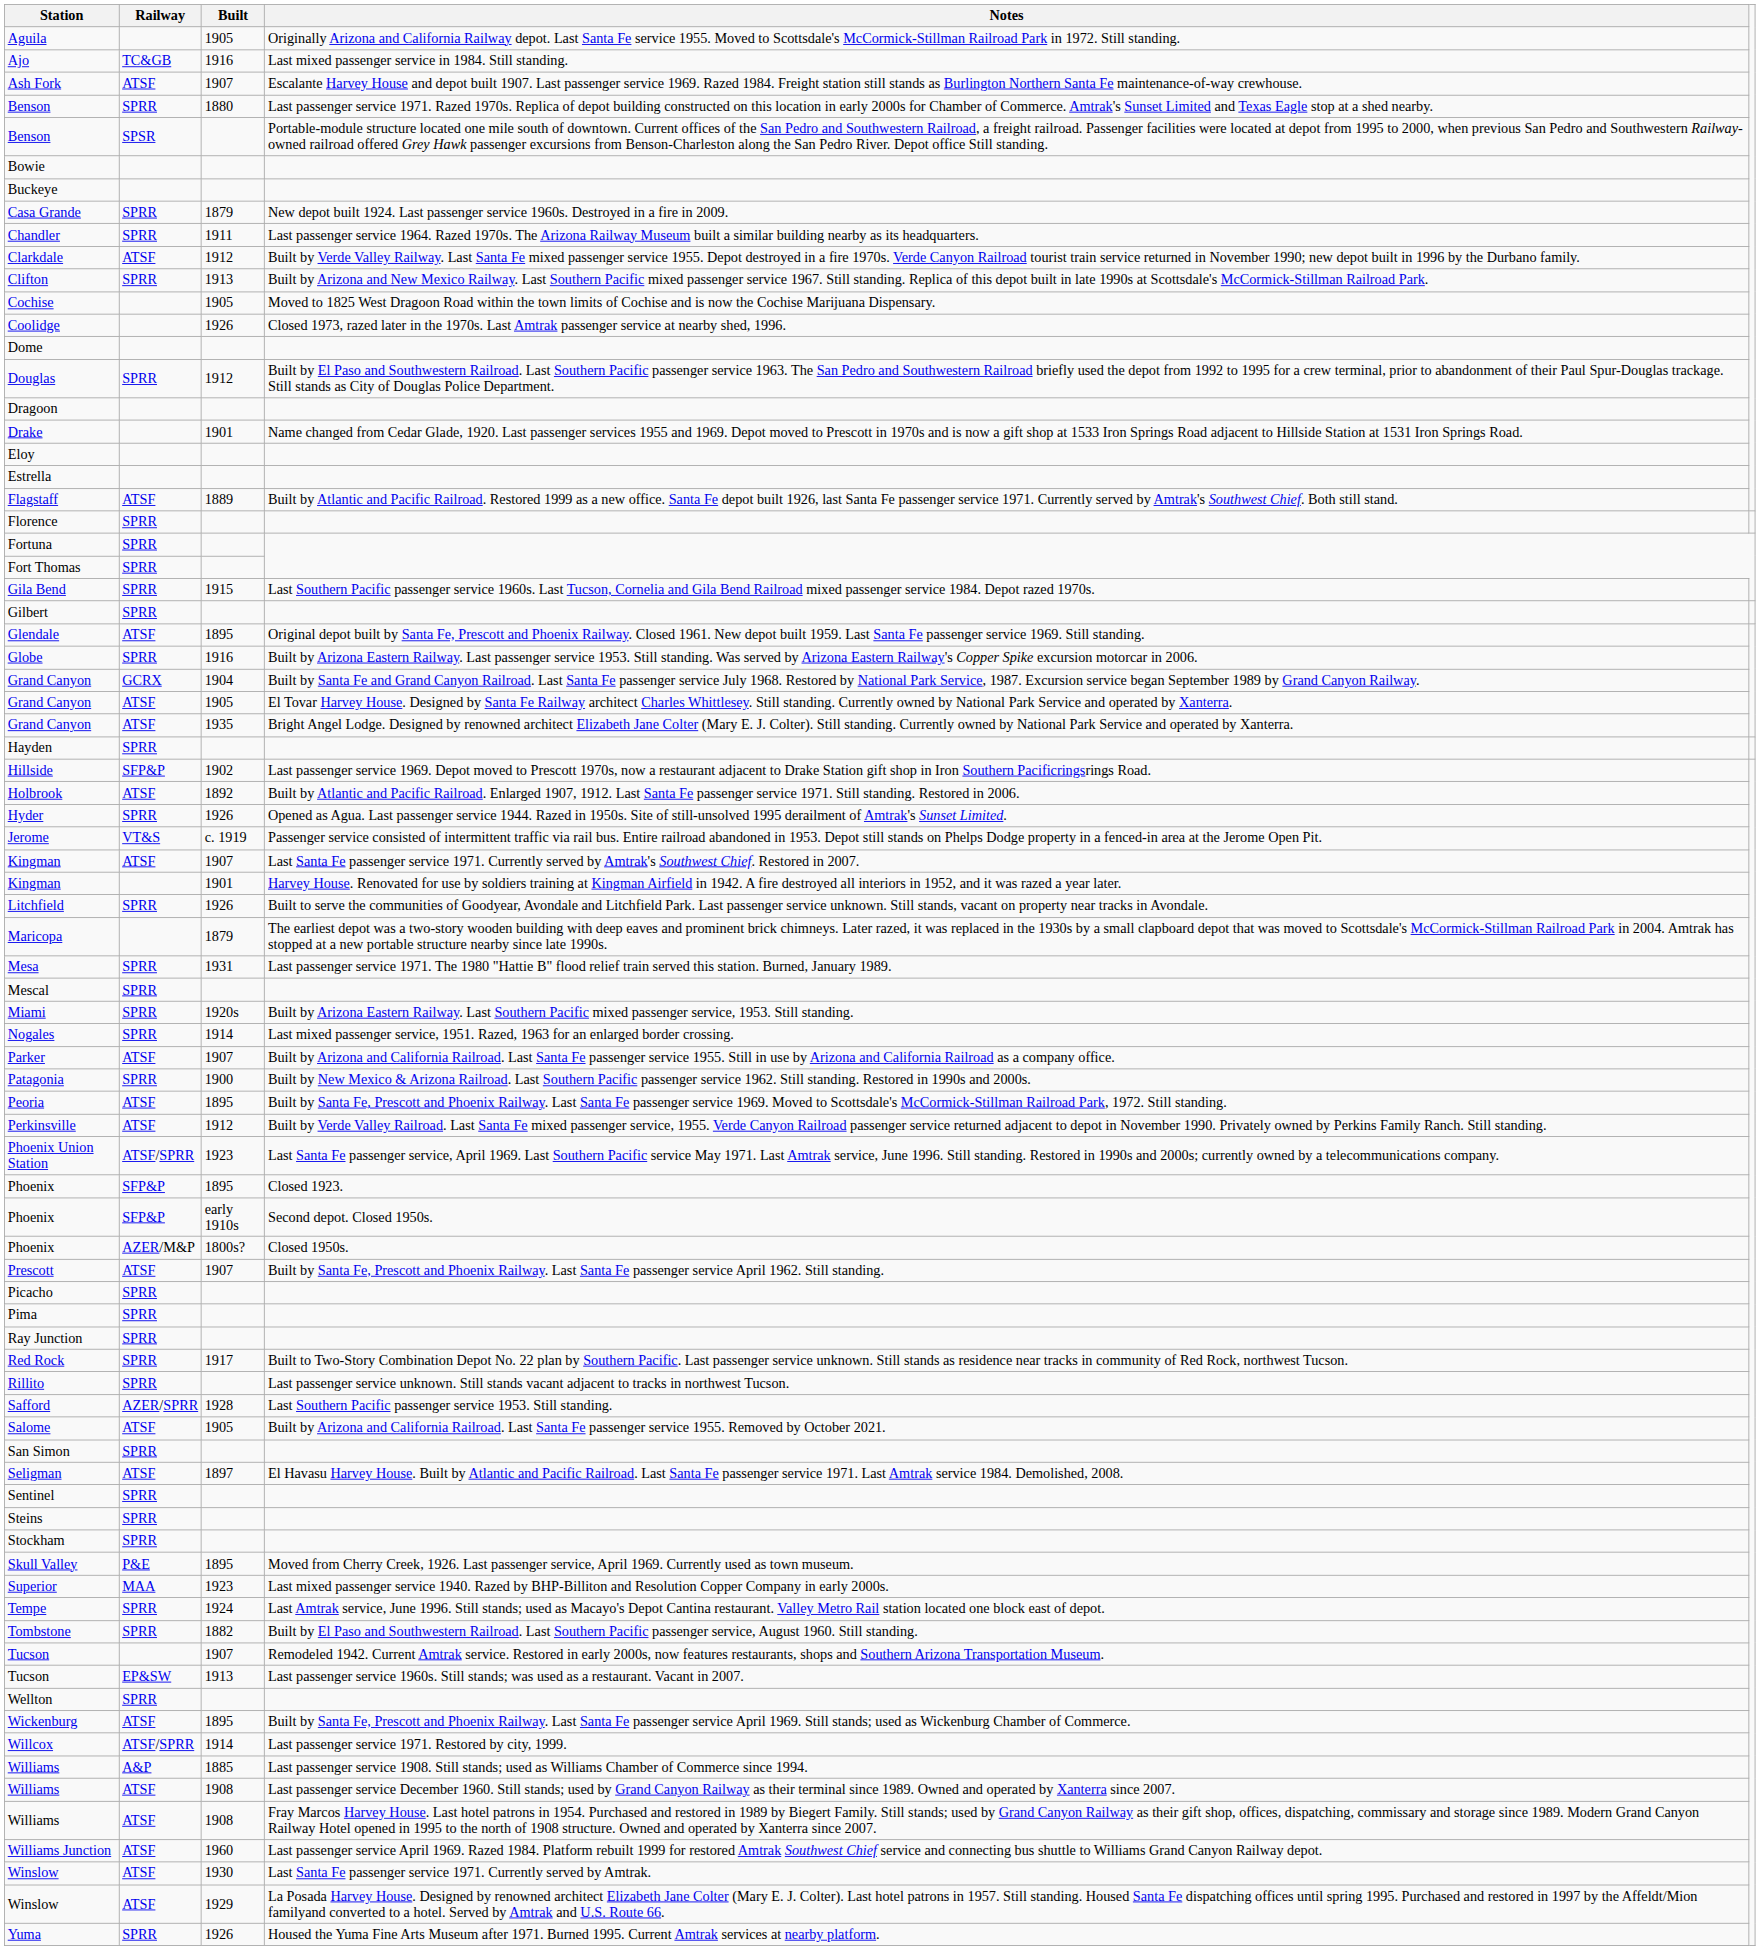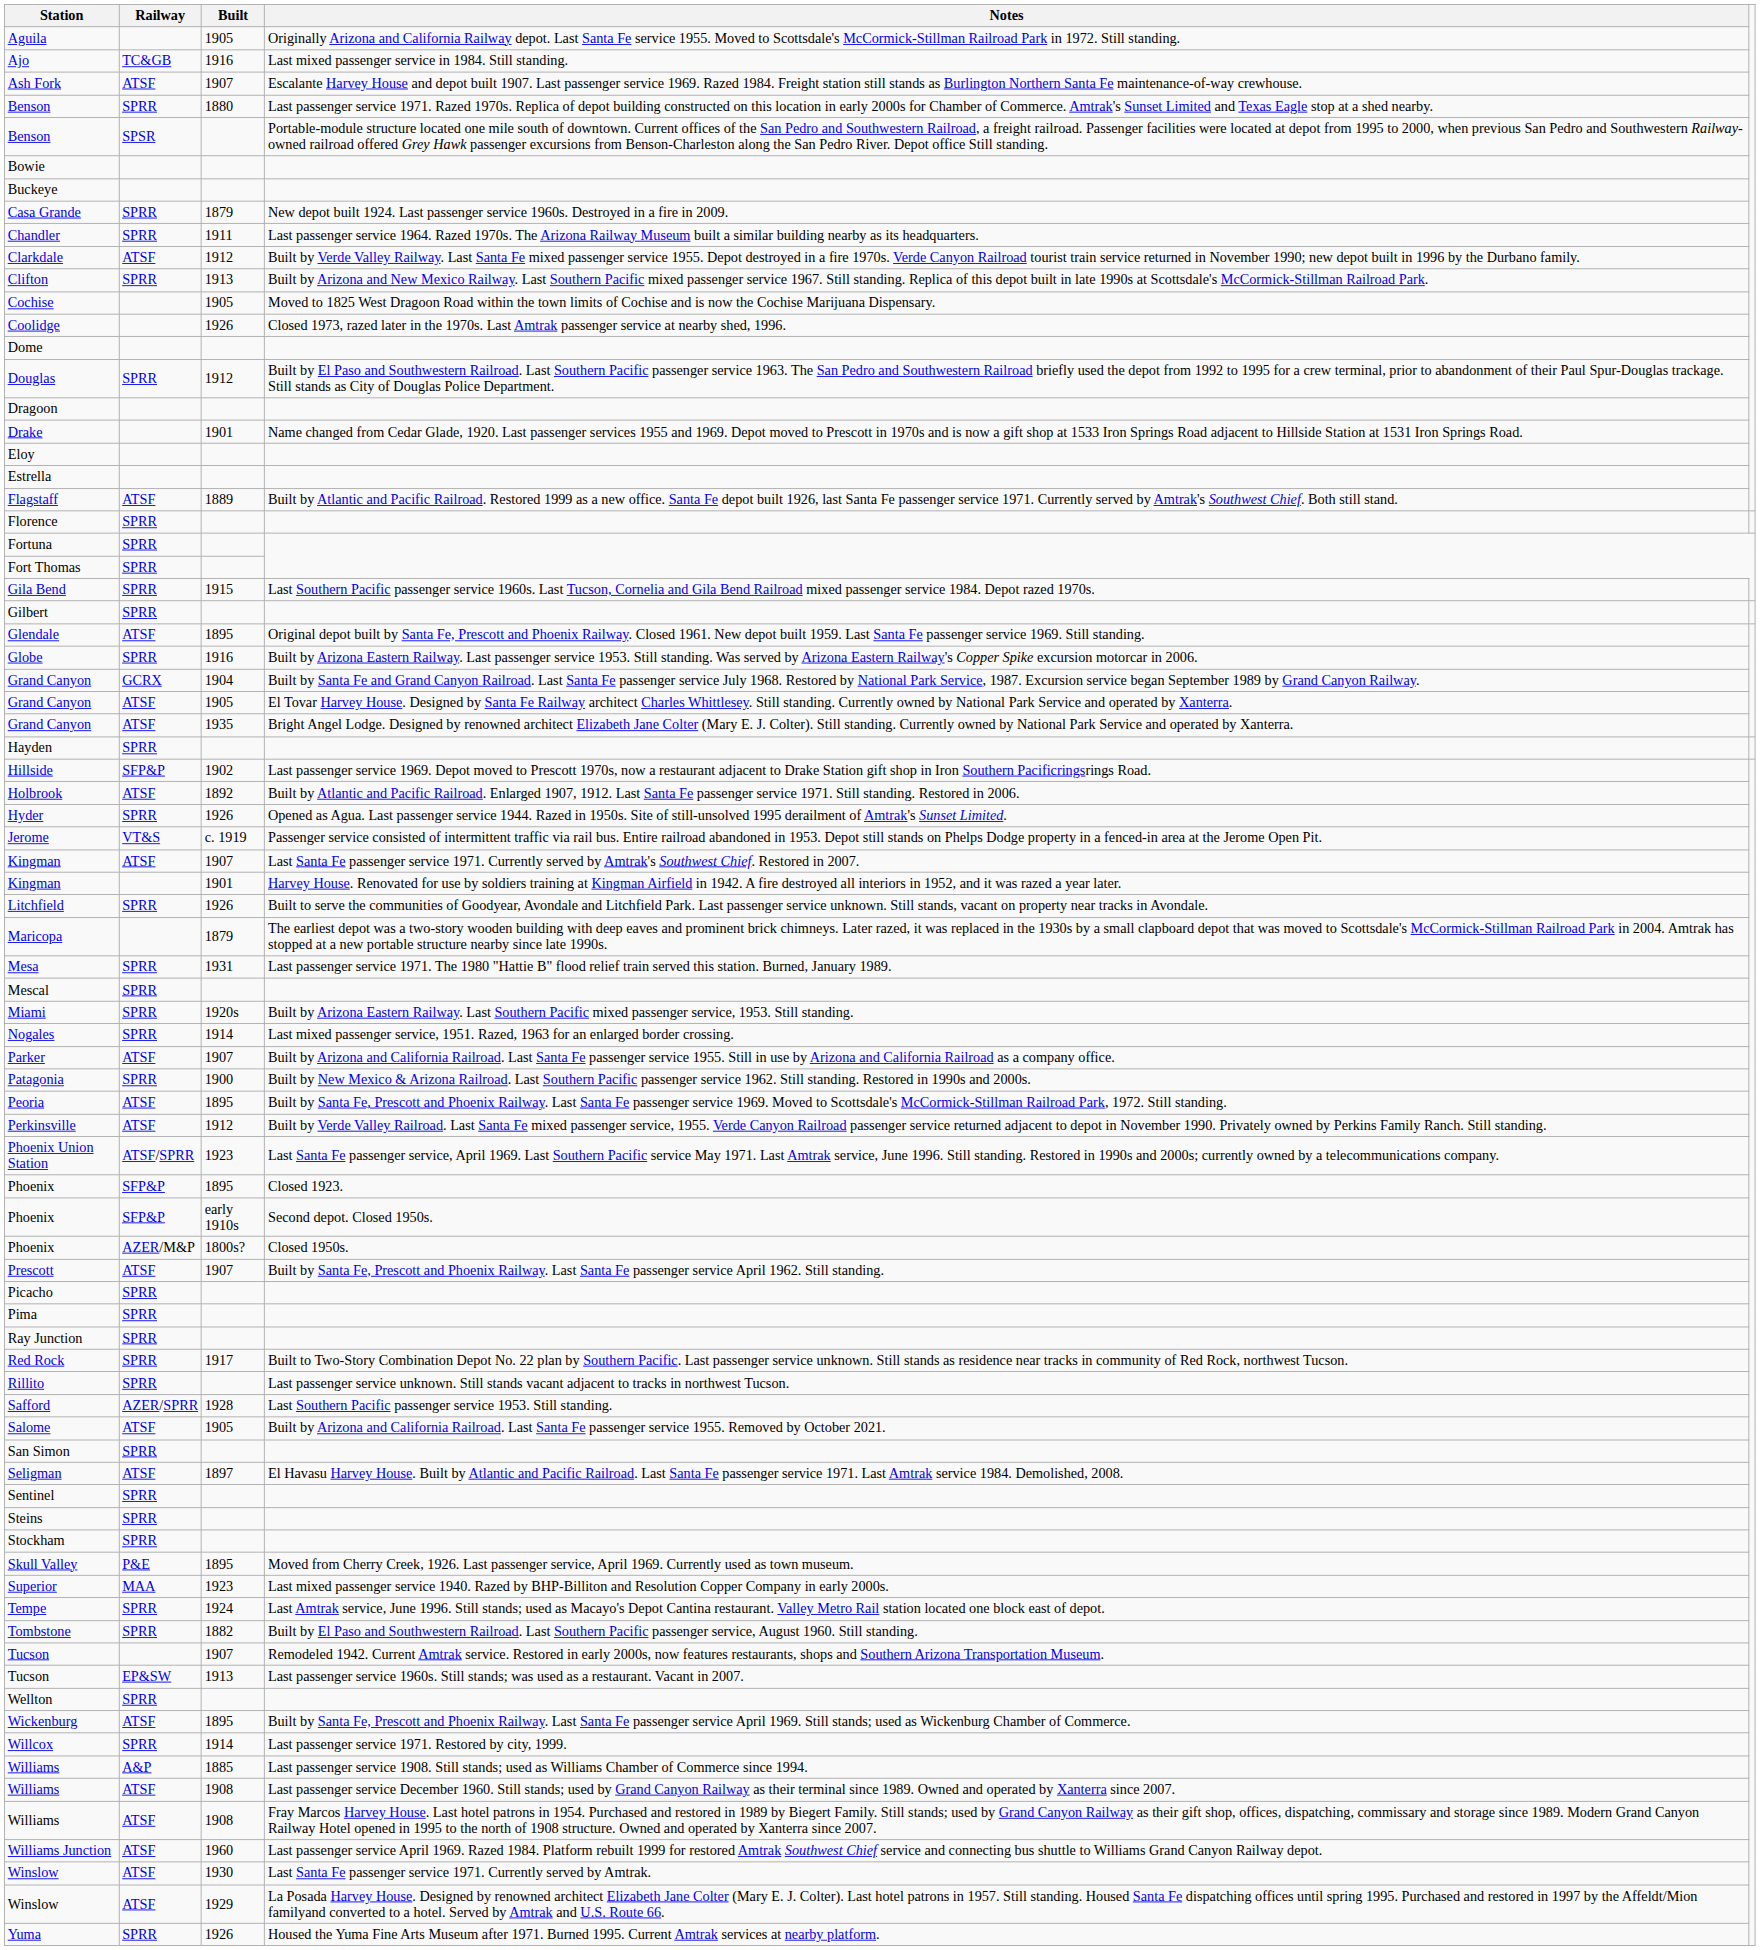(158, 1744) ATSF/SPRR -> (140, 1744) SPRR
